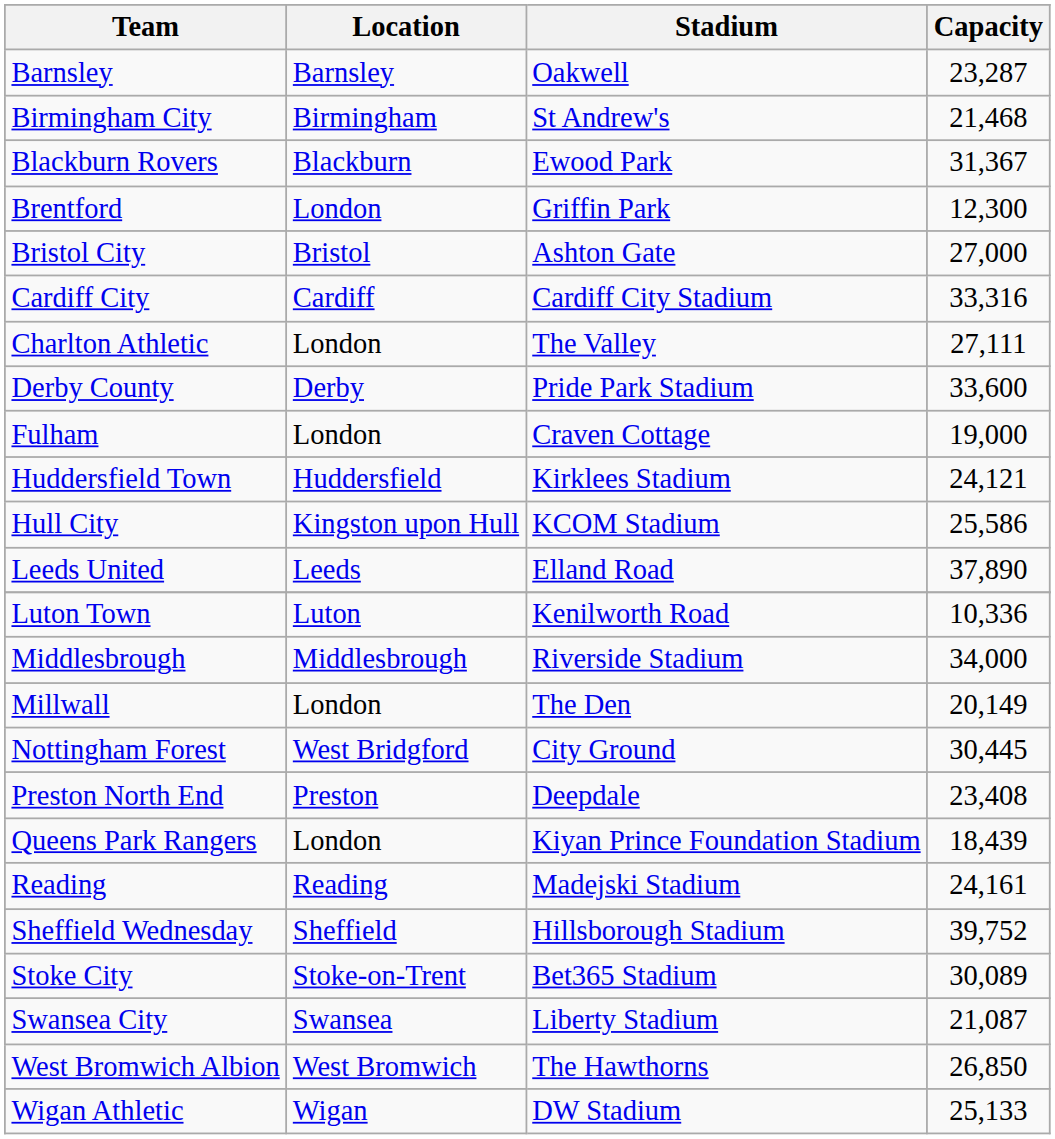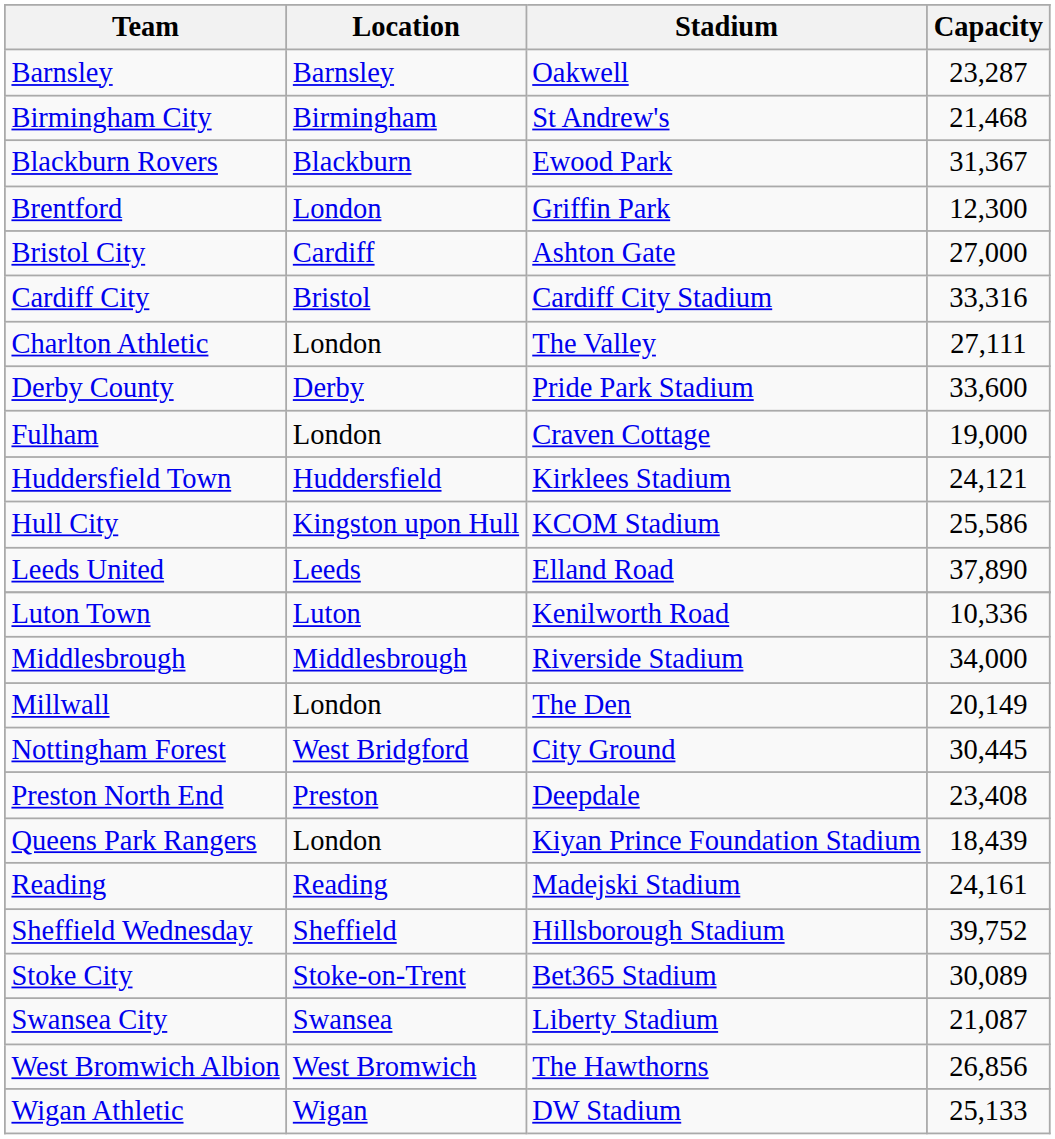(332, 252) Bristol -> (334, 252) Cardiff
(334, 298) Cardiff -> (332, 298) Bristol
(988, 1065) 26,850 -> (988, 1065) 26,856
